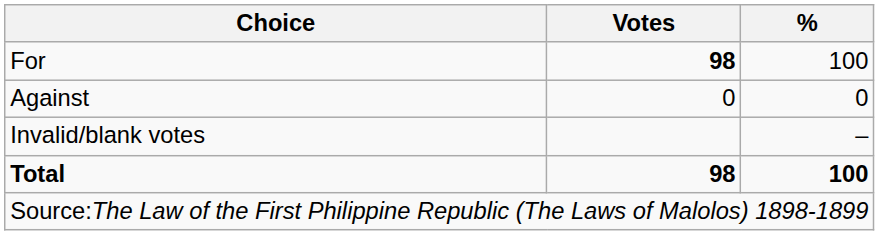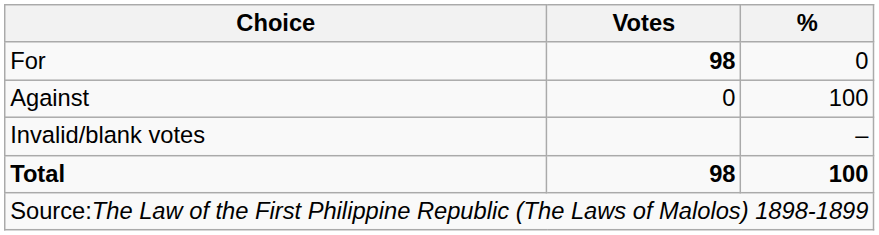(849, 60) 100 -> (862, 60) 0
(862, 98) 0 -> (849, 98) 100
